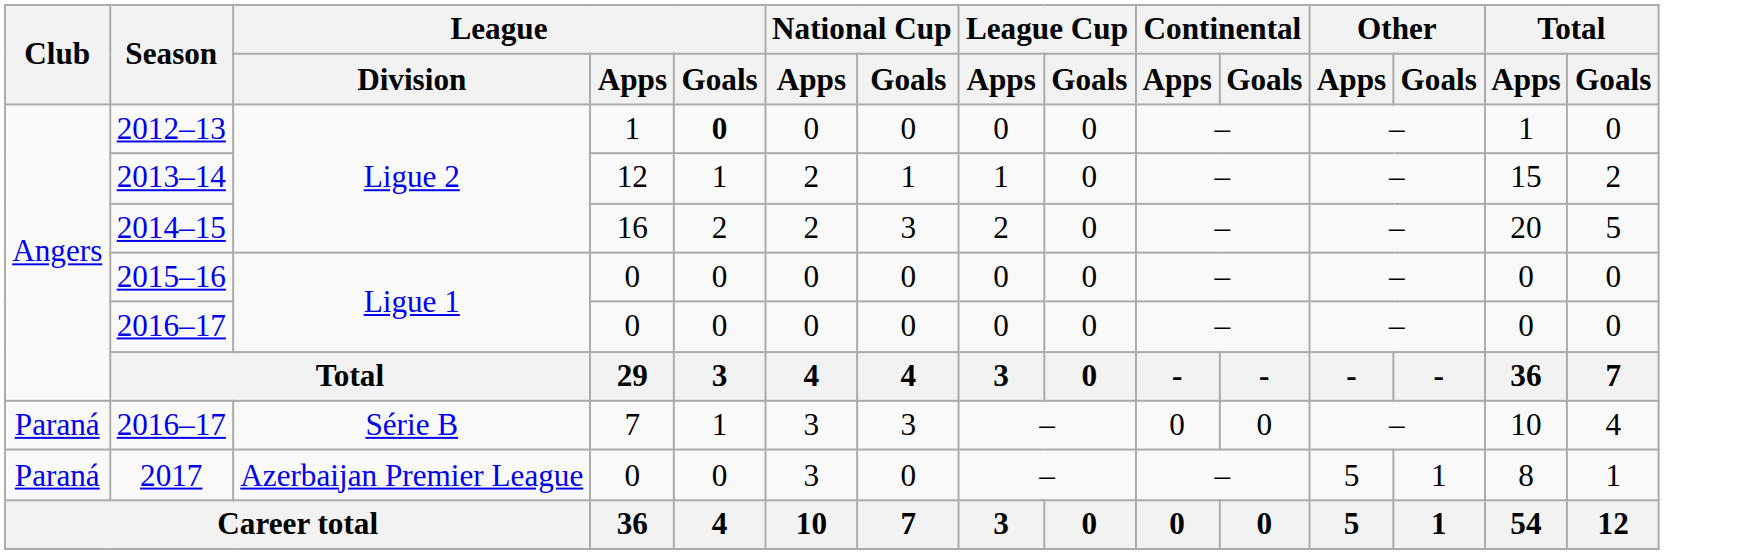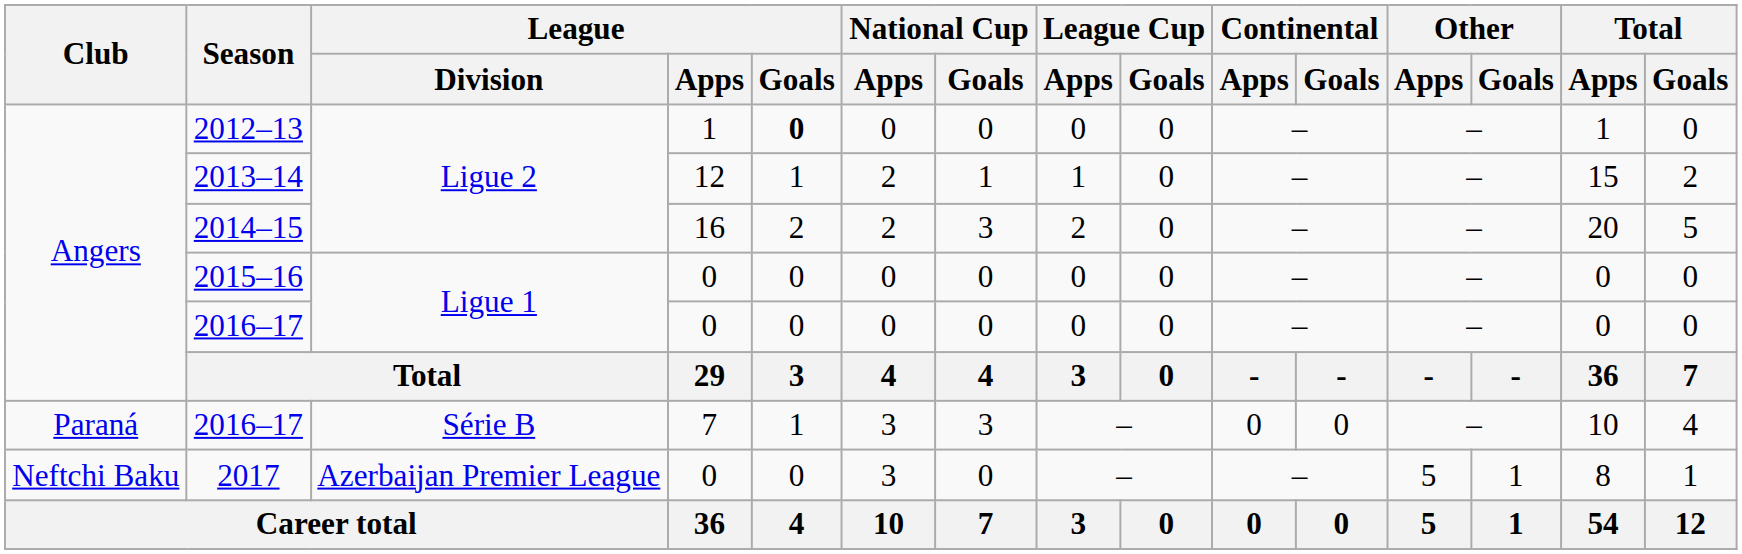(57, 474) Paraná -> (96, 474) Neftchi Baku
